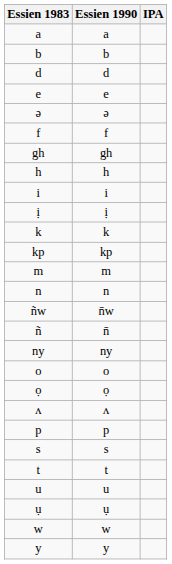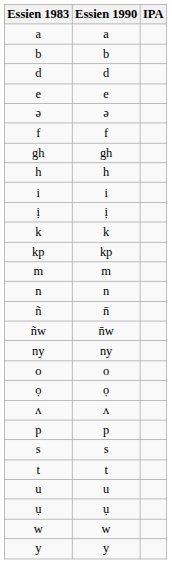rows swapped: (38, 331) <-> (38, 311)
